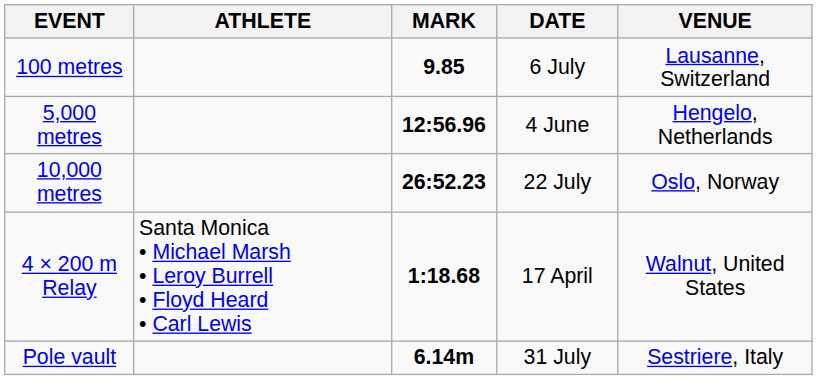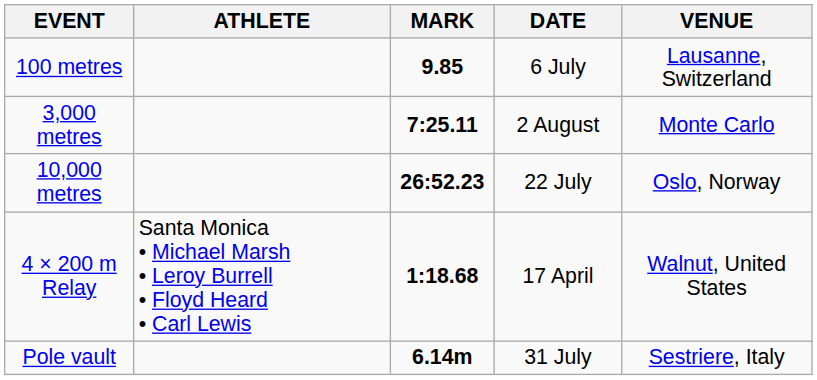+ row: (69, 124)
- row: (69, 124)
